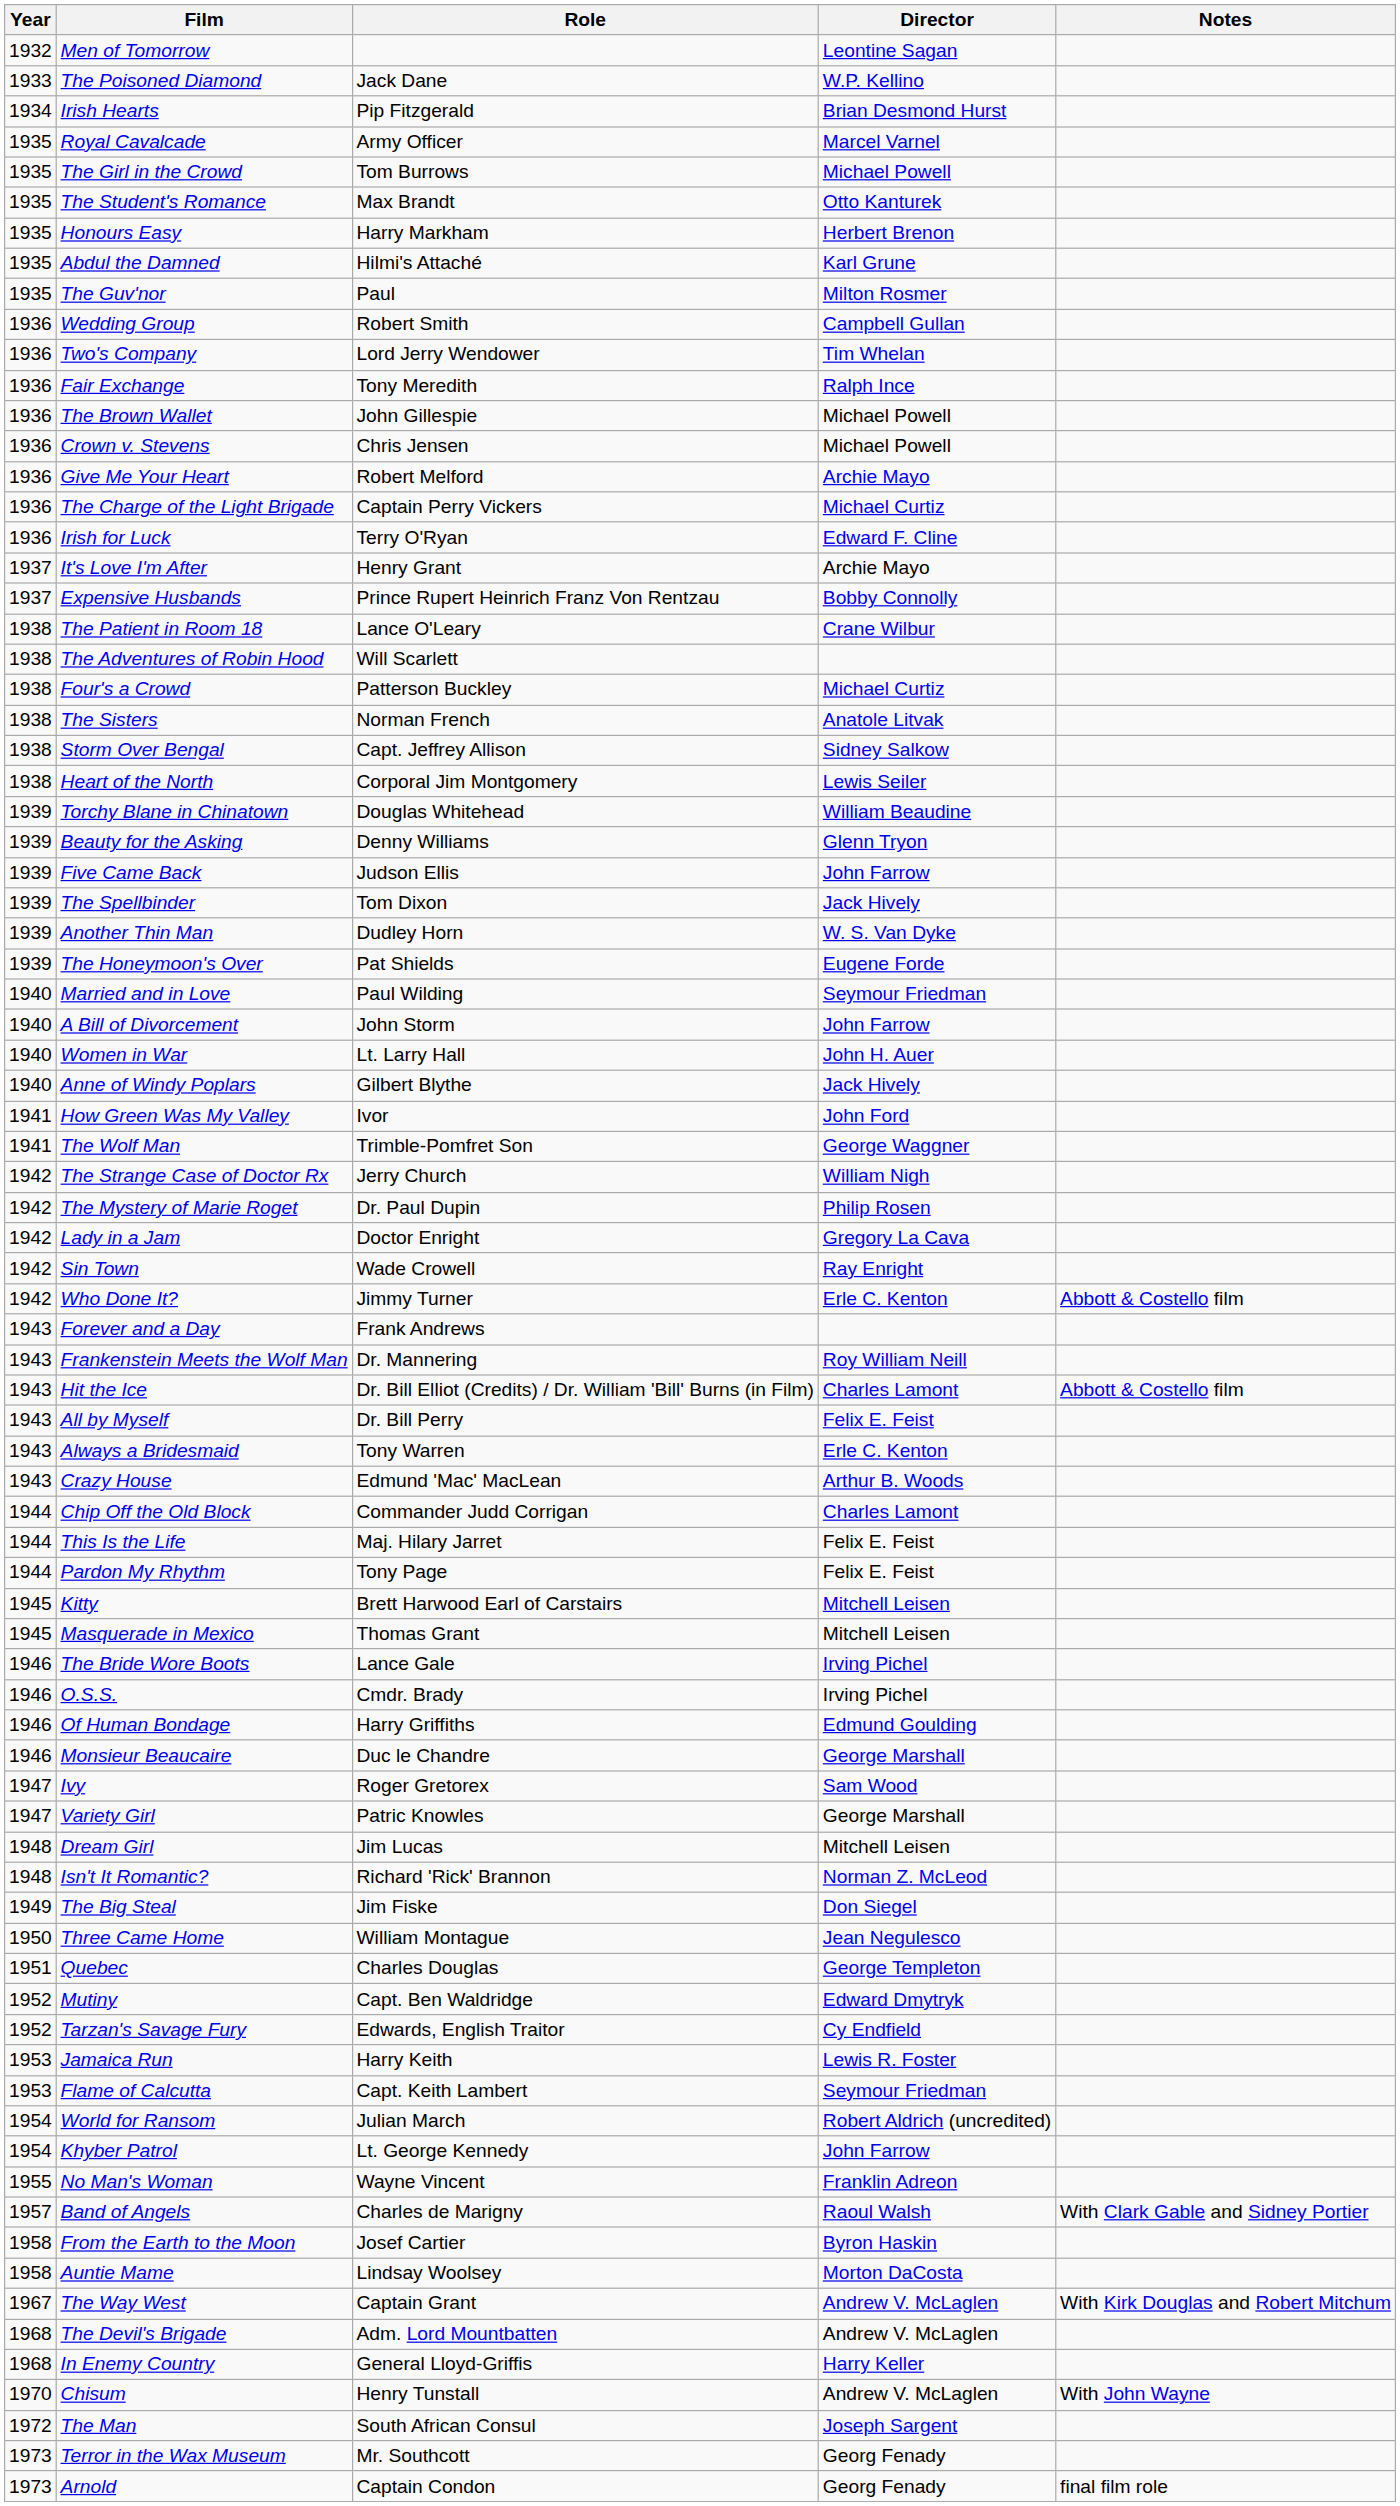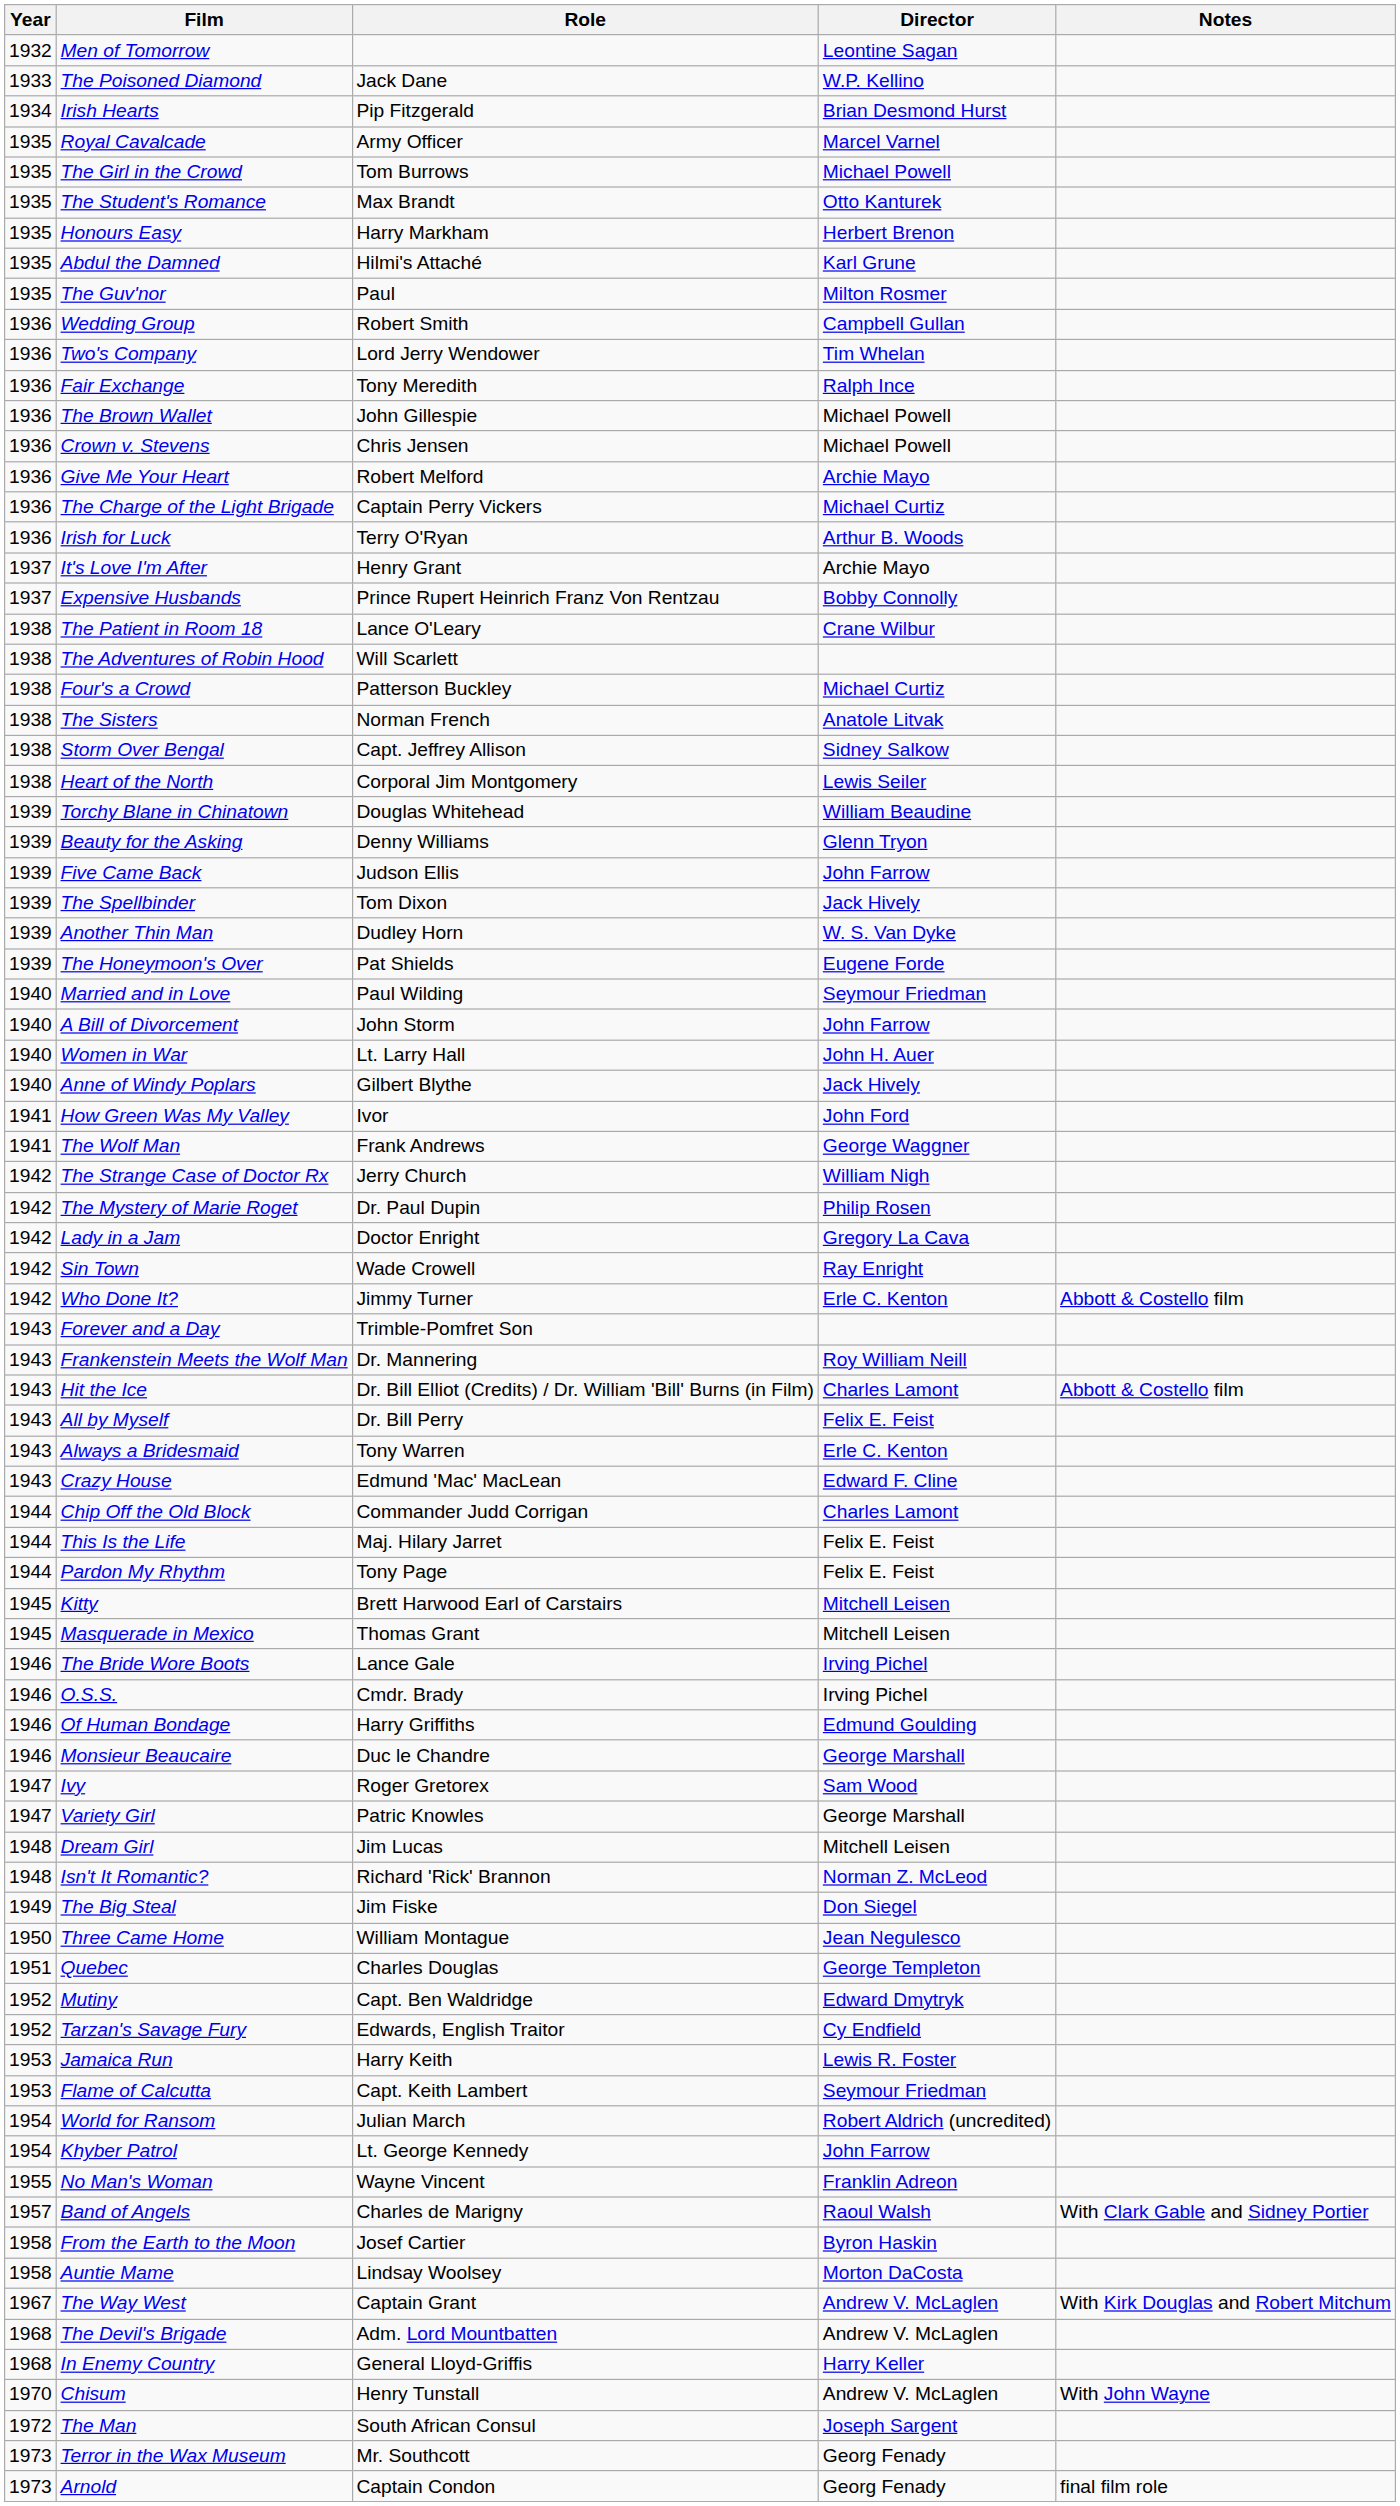(890, 537) Edward F. Cline -> (893, 537) Arthur B. Woods
(445, 1146) Trimble-Pomfret Son -> (421, 1146) Frank Andrews
(421, 1329) Frank Andrews -> (445, 1329) Trimble-Pomfret Son
(893, 1481) Arthur B. Woods -> (890, 1481) Edward F. Cline
